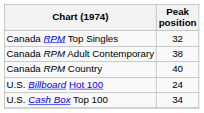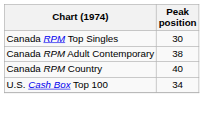(178, 38) 32 -> (178, 38) 30
- row: (55, 85)
